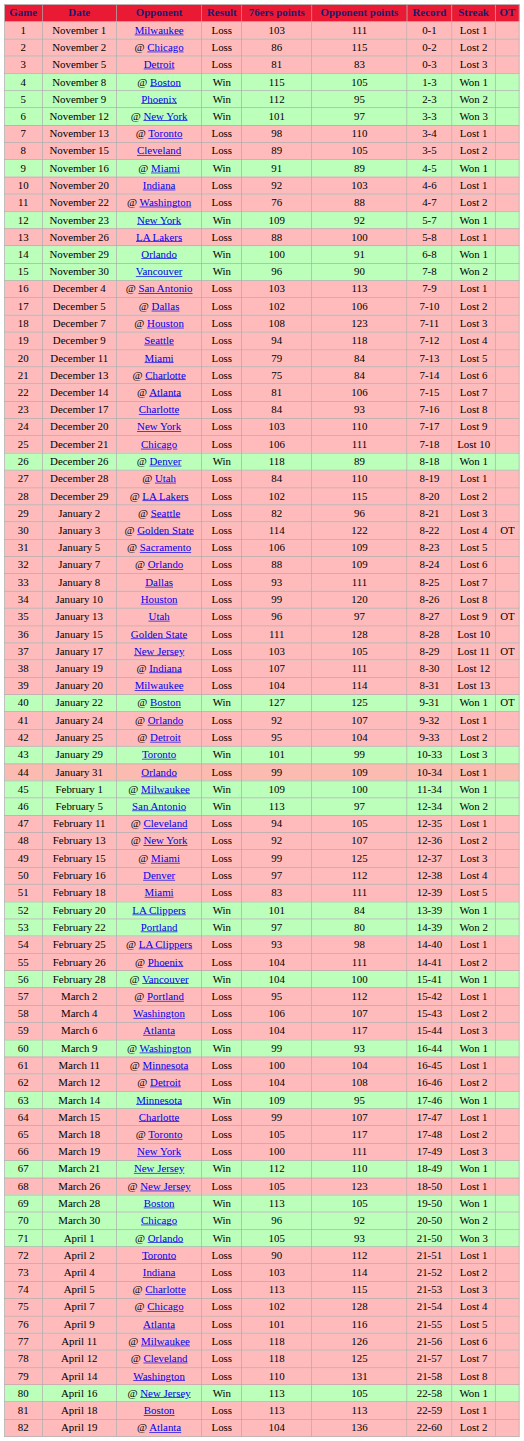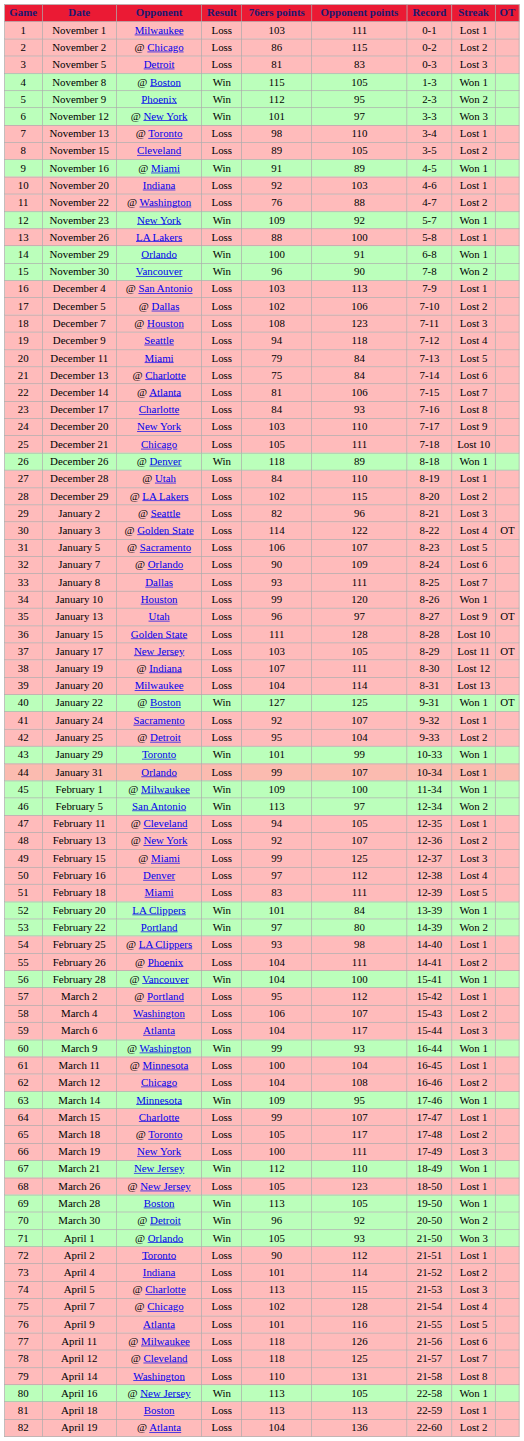(277, 444) 106 -> (277, 444) 105
(359, 548) 109 -> (359, 548) 107
(277, 565) 88 -> (277, 565) 90
(474, 599) Lost 8 -> (474, 599) Won 1
(159, 720) @ Orlando -> (159, 720) Sacramento
(474, 755) Lost 3 -> (474, 755) Won 1
(359, 772) 109 -> (359, 772) 107
(159, 1082) @ Detroit -> (159, 1082) Chicago
(159, 1220) Chicago -> (159, 1220) @ Detroit
(277, 1272) 103 -> (277, 1272) 101
